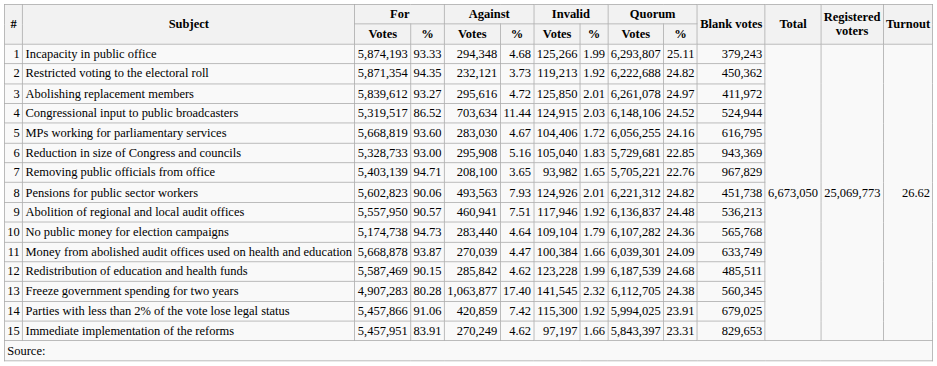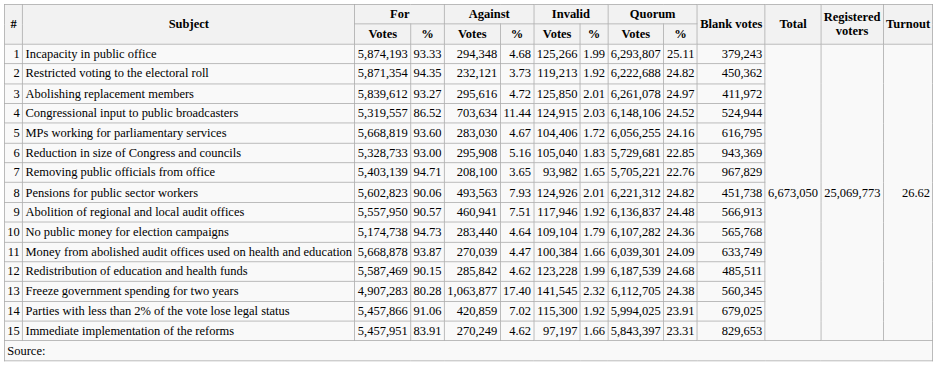(383, 113) 5,319,517 -> (383, 113) 5,319,557
(742, 212) 536,213 -> (742, 212) 566,913
(520, 311) 7.42 -> (520, 311) 7.02
